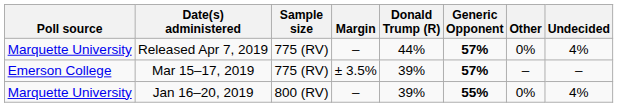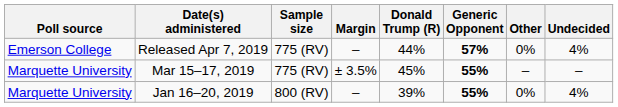(70, 50) Marquette University -> (60, 50) Emerson College
(60, 71) Emerson College -> (70, 71) Marquette University
(412, 71) 39% -> (412, 71) 45%
(475, 71) 57% -> (475, 71) 55%
